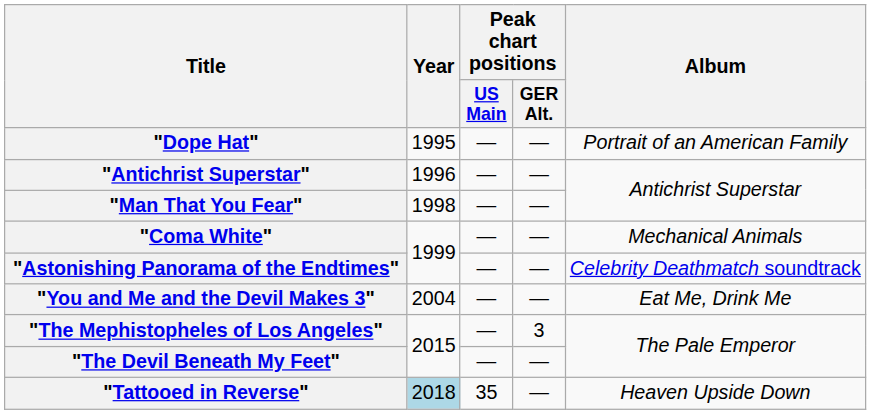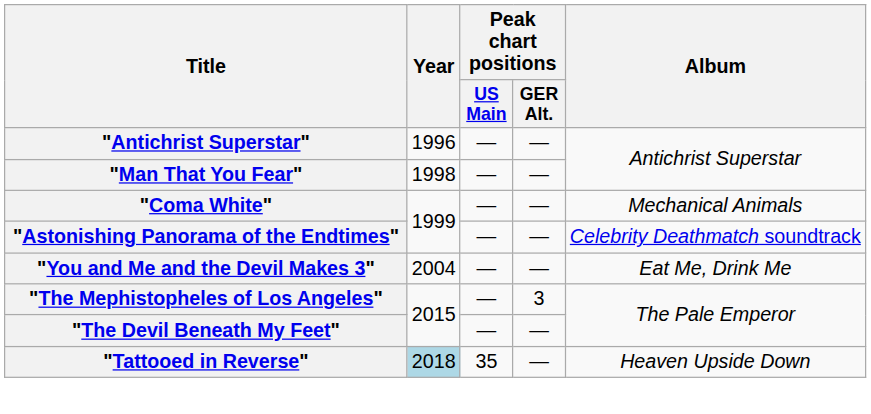- row: (206, 143)
